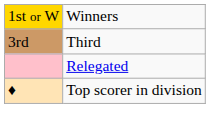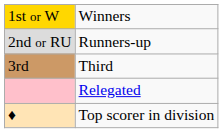+ row: (40, 41)
